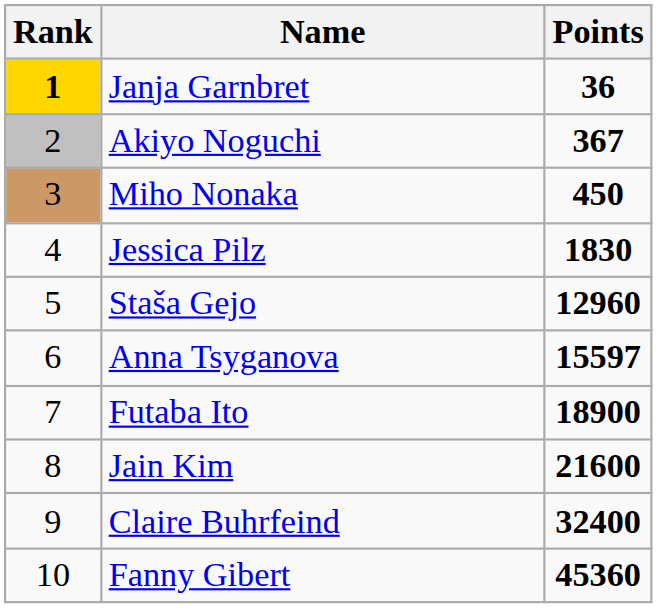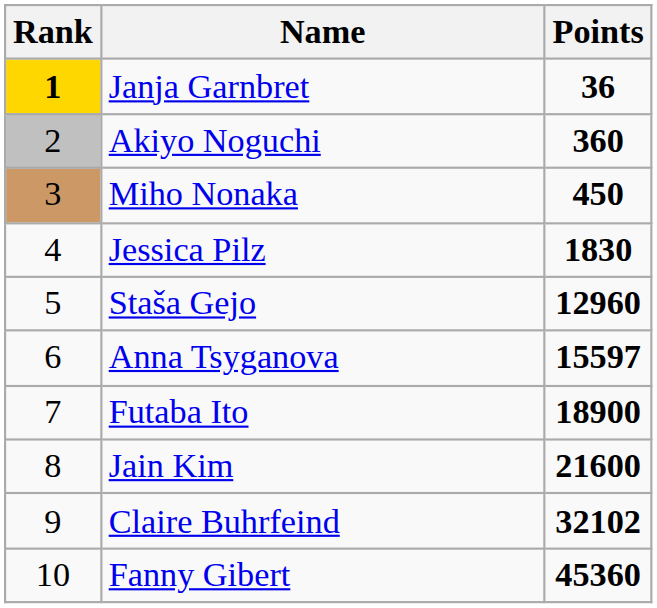(598, 140) 367 -> (598, 140) 360
(598, 520) 32400 -> (598, 520) 32102
